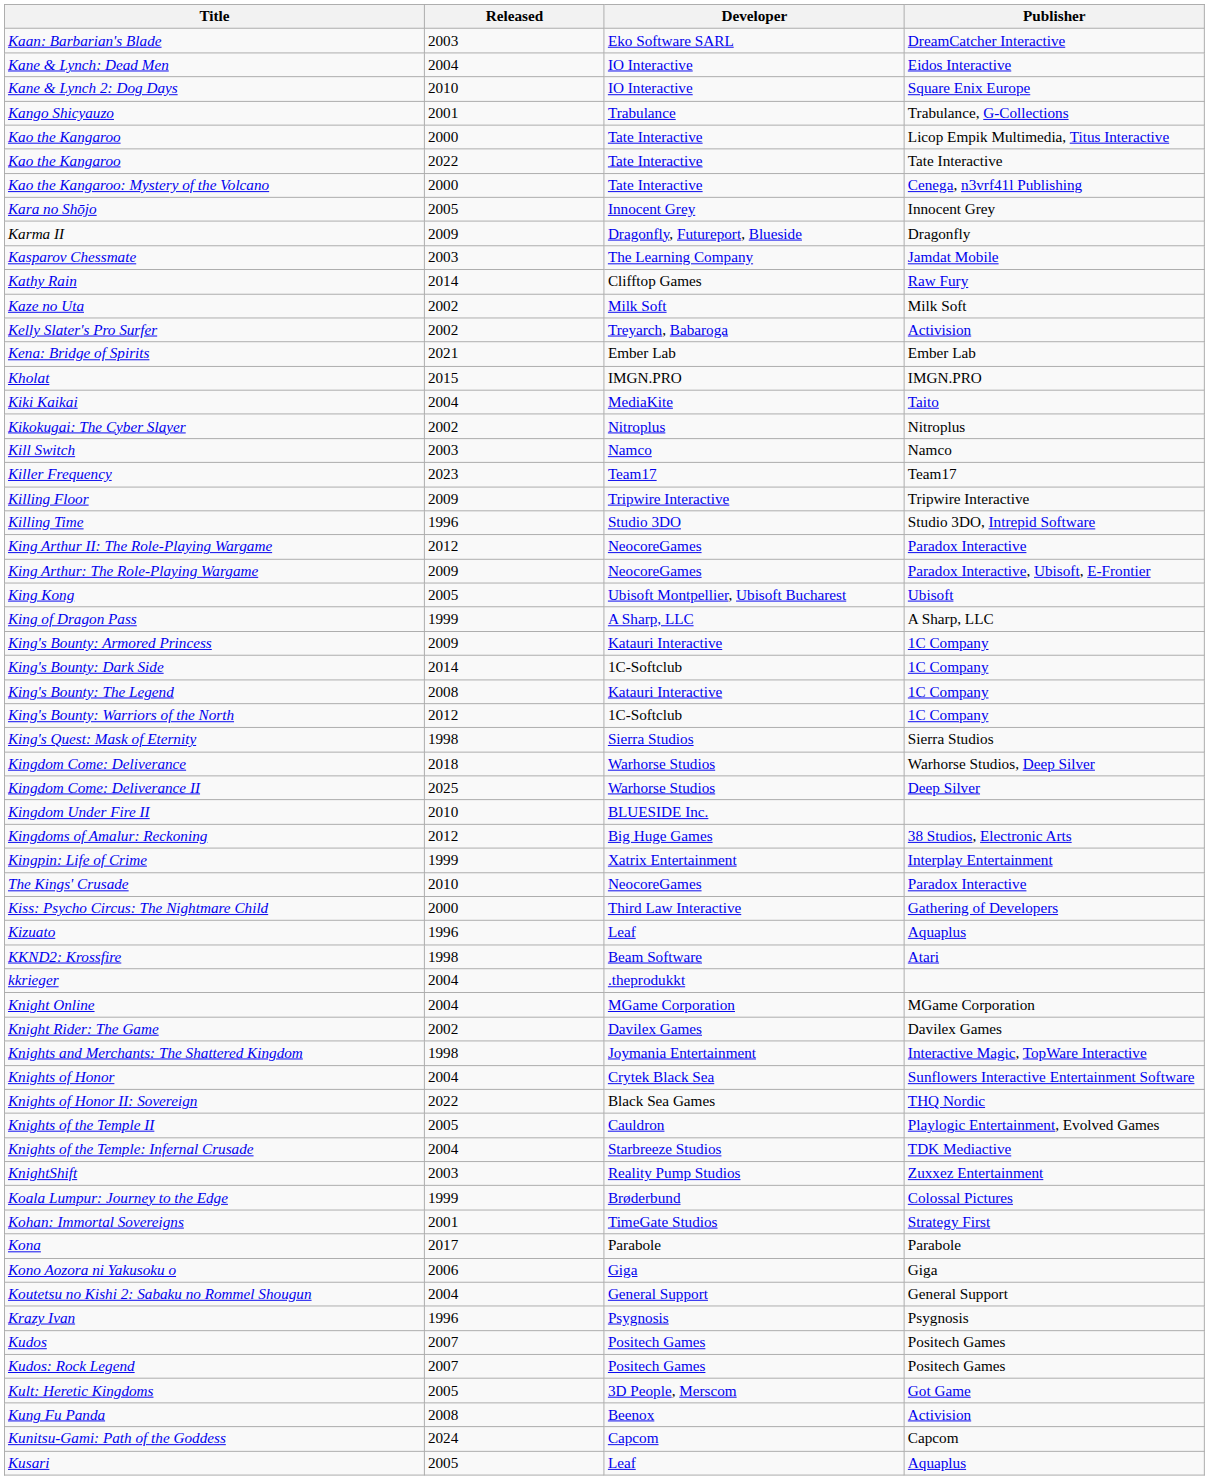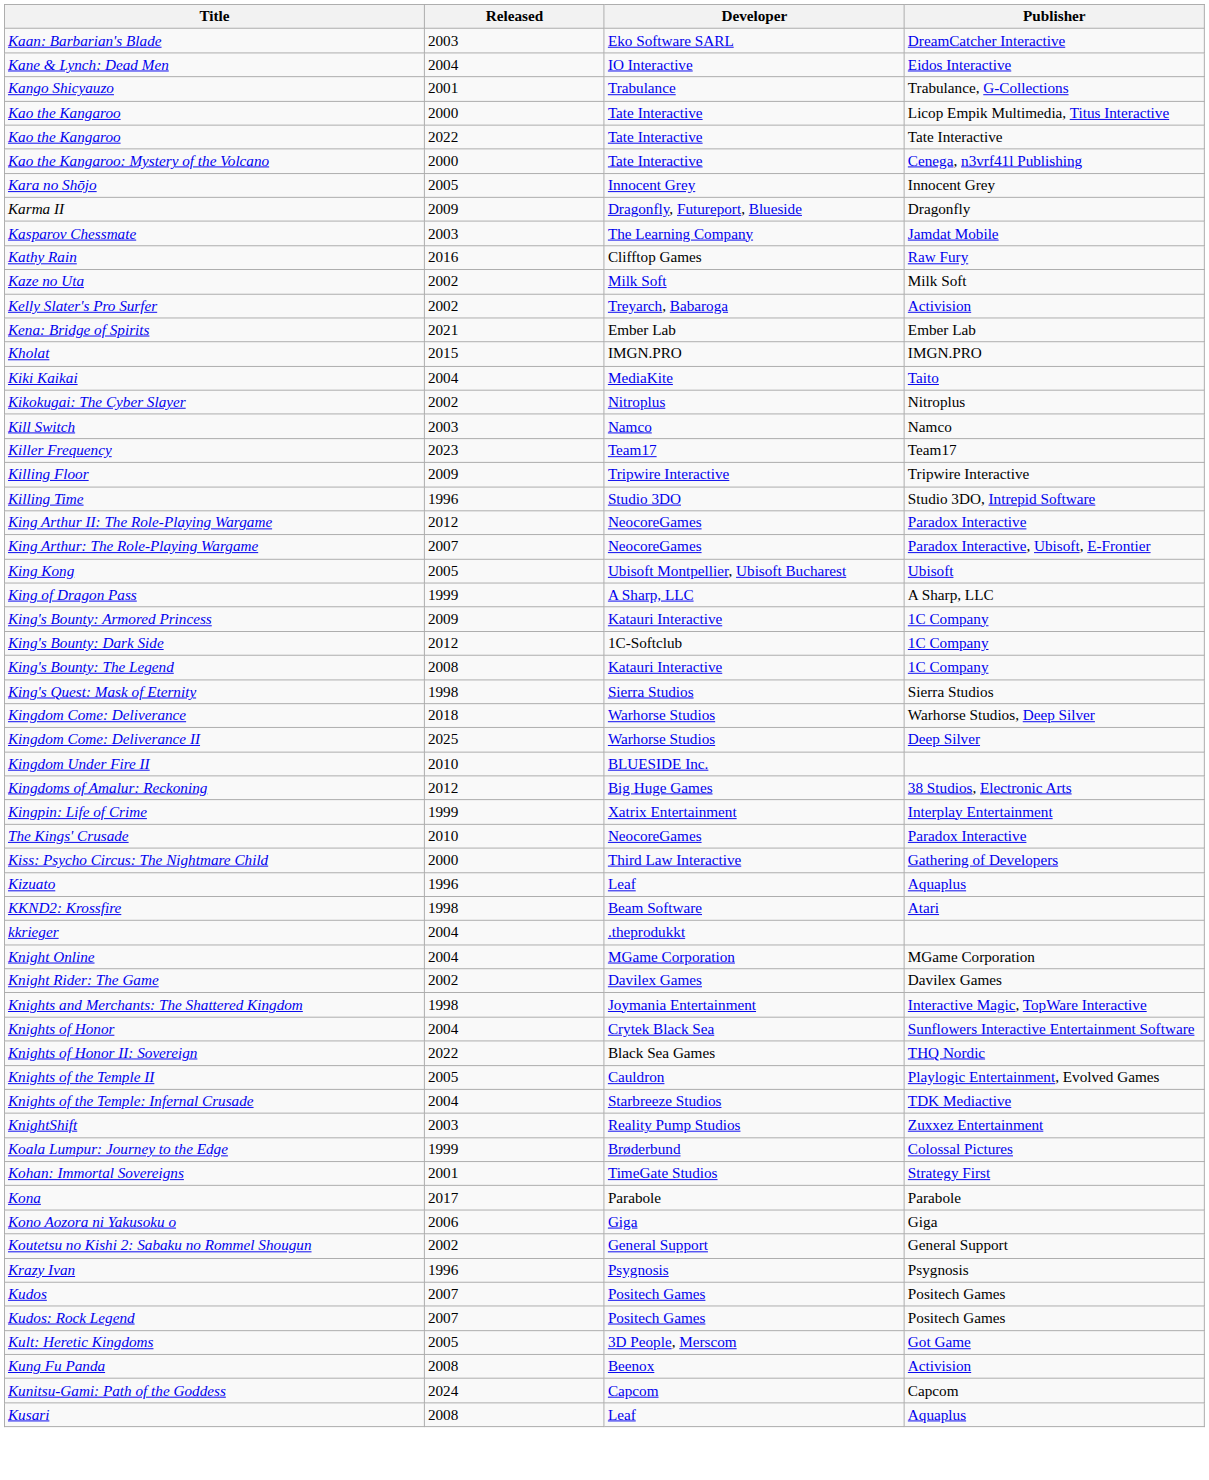- row: (93, 88)
(443, 281) 2014 -> (443, 257) 2016
(443, 570) 2009 -> (443, 546) 2007
(443, 667) 2014 -> (443, 643) 2012
- row: (121, 715)
(443, 1294) 2004 -> (443, 1245) 2002
(443, 1462) 2005 -> (443, 1414) 2008
